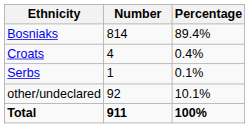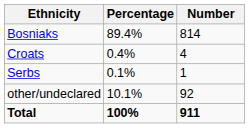columns swapped: (138, 14) <-> (208, 14)
